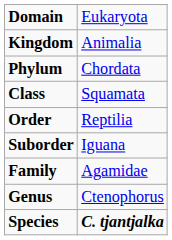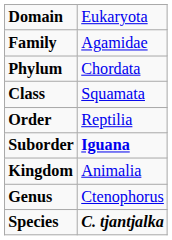rows swapped: (41, 42) <-> (32, 171)
(103, 145) normal -> (105, 145) bold
